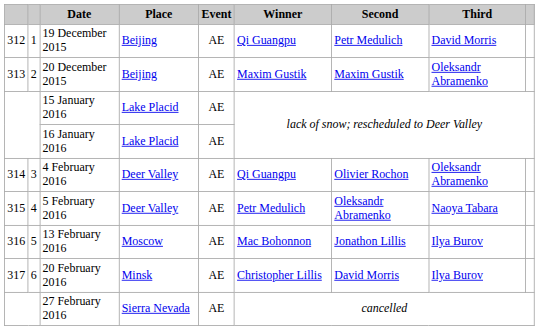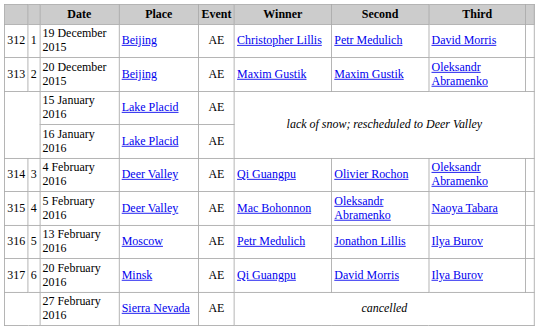(266, 40) Qi Guangpu -> (279, 40) Christopher Lillis
(271, 208) Petr Medulich -> (274, 208) Mac Bohonnon
(274, 241) Mac Bohonnon -> (271, 241) Petr Medulich
(279, 275) Christopher Lillis -> (266, 275) Qi Guangpu
